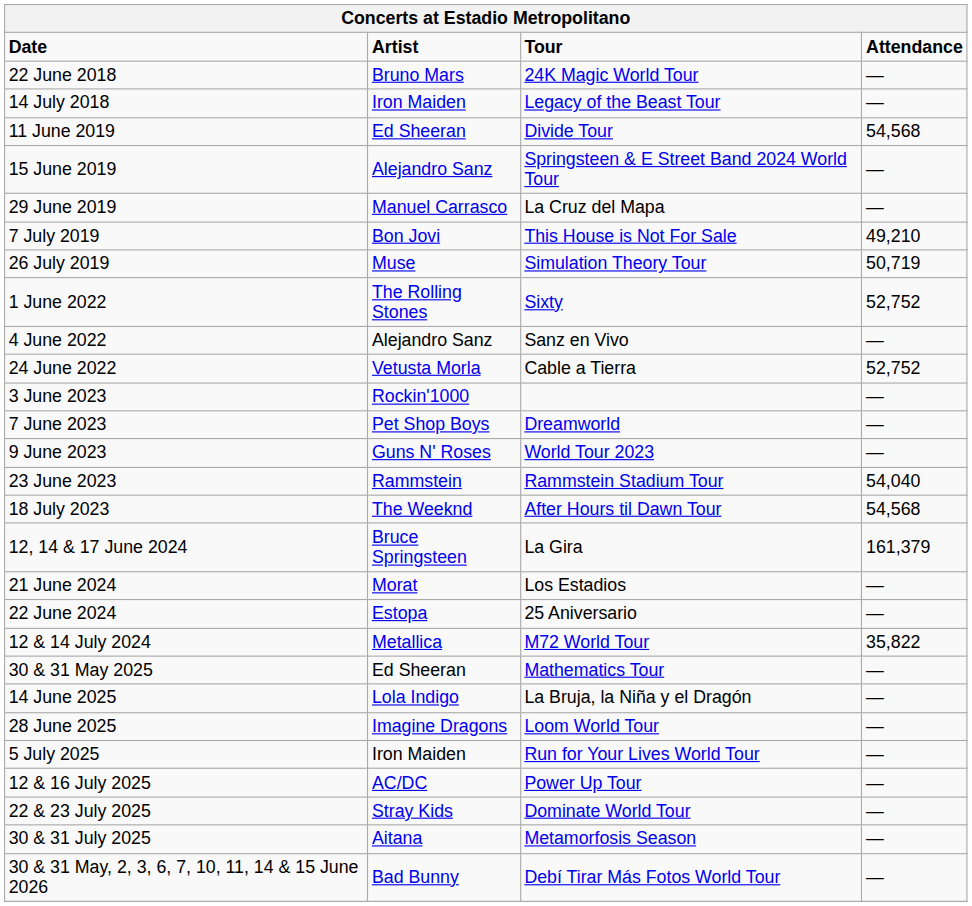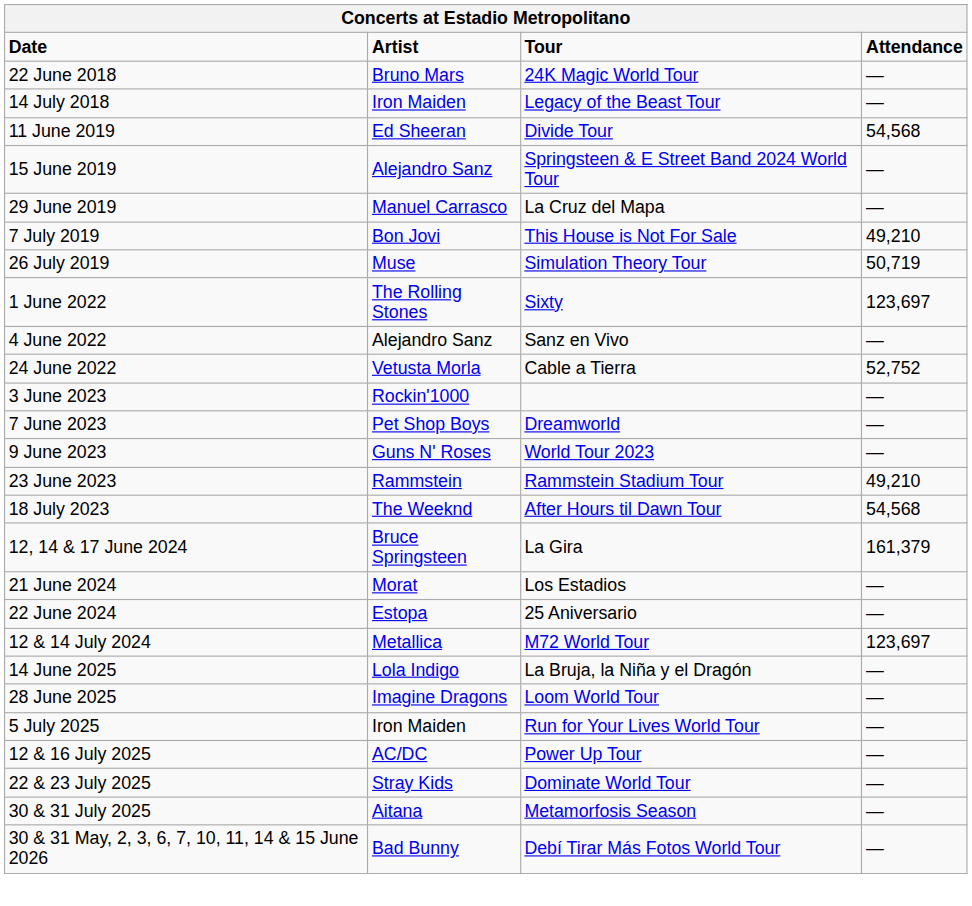(893, 302) 52,752 -> (898, 302) 123,697
(893, 481) 54,040 -> (893, 481) 49,210
(893, 641) 35,822 -> (898, 641) 123,697
- row: (81, 670)
